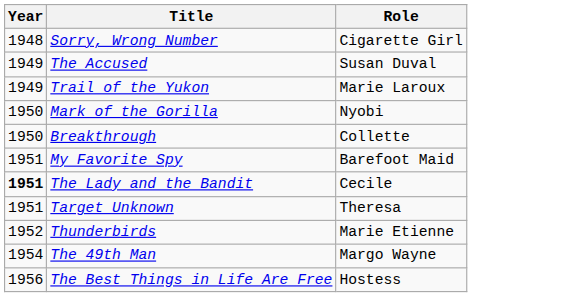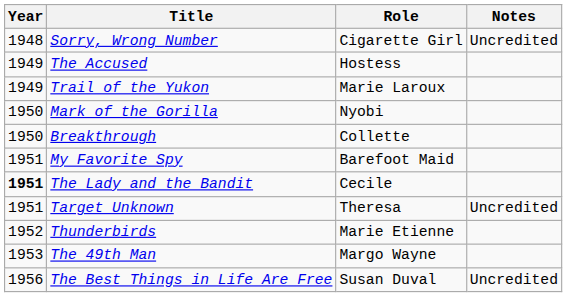+ column: (514, 17)
(388, 64) Susan Duval -> (370, 64) Hostess
(26, 256) 1954 -> (26, 256) 1953
(370, 280) Hostess -> (388, 280) Susan Duval
